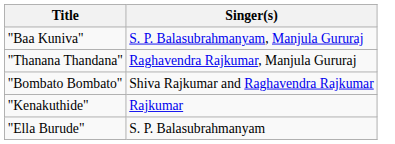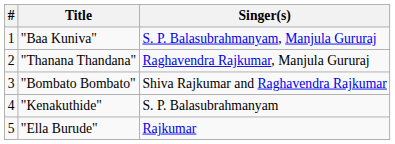+ column: (11, 15)
(156, 106) Rajkumar -> (210, 106) S. P. Balasubrahmanyam
(197, 128) S. P. Balasubrahmanyam -> (169, 128) Rajkumar
